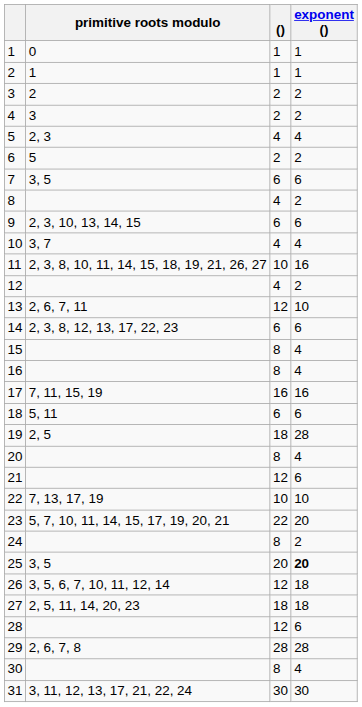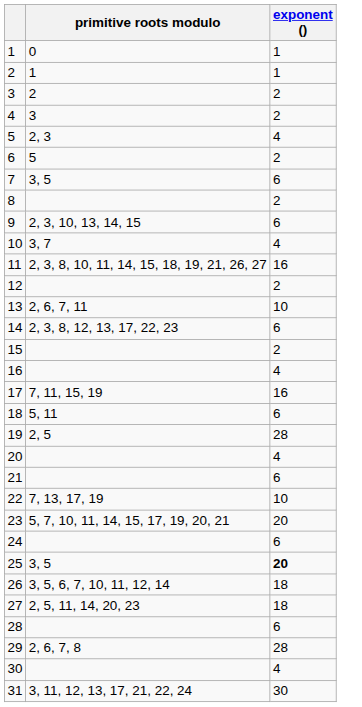- column: (280, 30)
(298, 350) 4 -> (277, 350) 2
(298, 541) 2 -> (277, 541) 6
